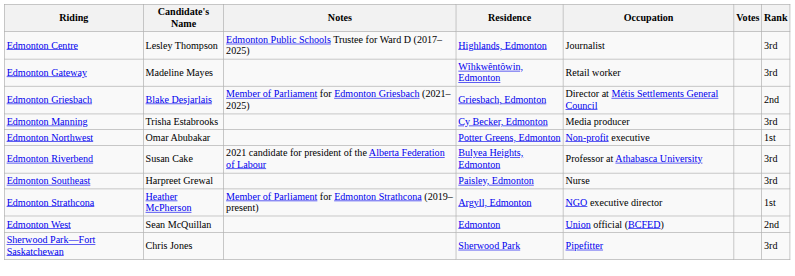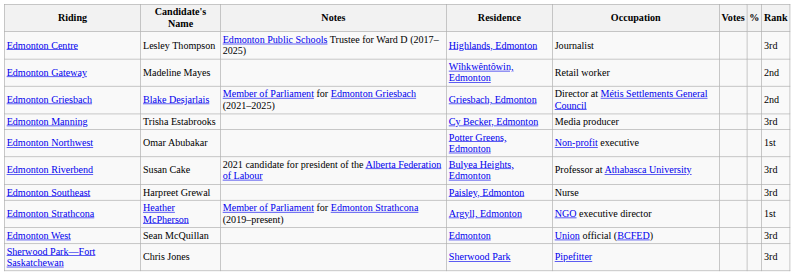+ column: (754, 18)
(771, 72) 3rd -> (772, 72) 2nd
(772, 224) 2nd -> (771, 235) 3rd
